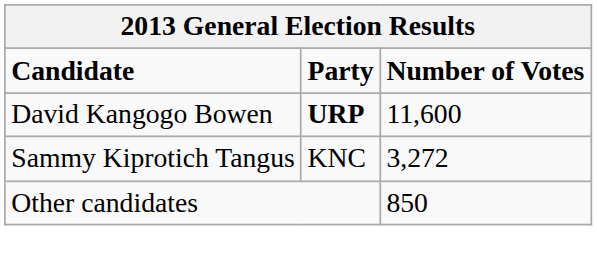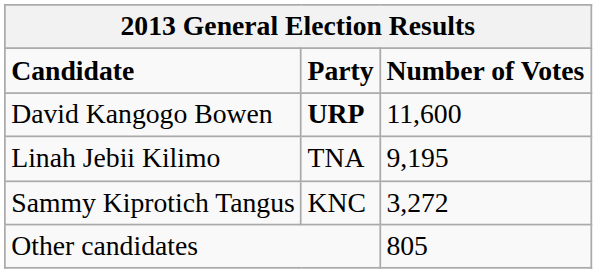+ row: (116, 158)
(407, 202) 850 -> (407, 245) 805
